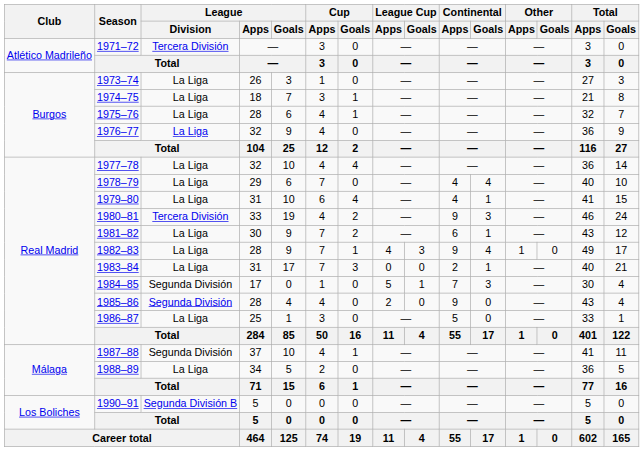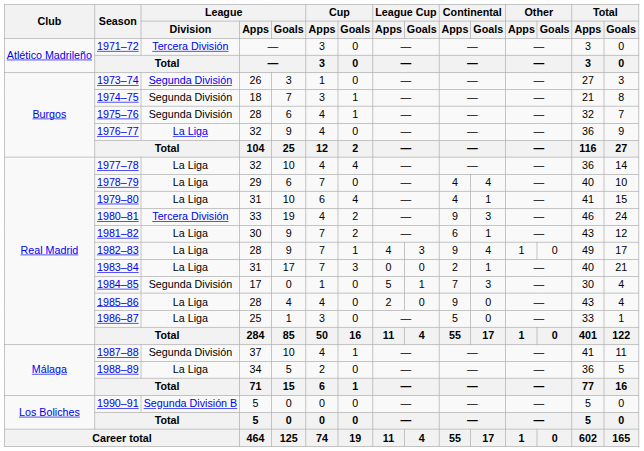(190, 81) La Liga -> (190, 81) Segunda División
(190, 98) La Liga -> (190, 98) Segunda División
(190, 115) La Liga -> (190, 115) Segunda División
(190, 302) Segunda División -> (190, 302) La Liga
